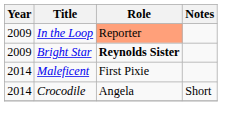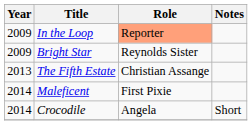(139, 52) bold -> (159, 52) normal
+ row: (76, 71)
